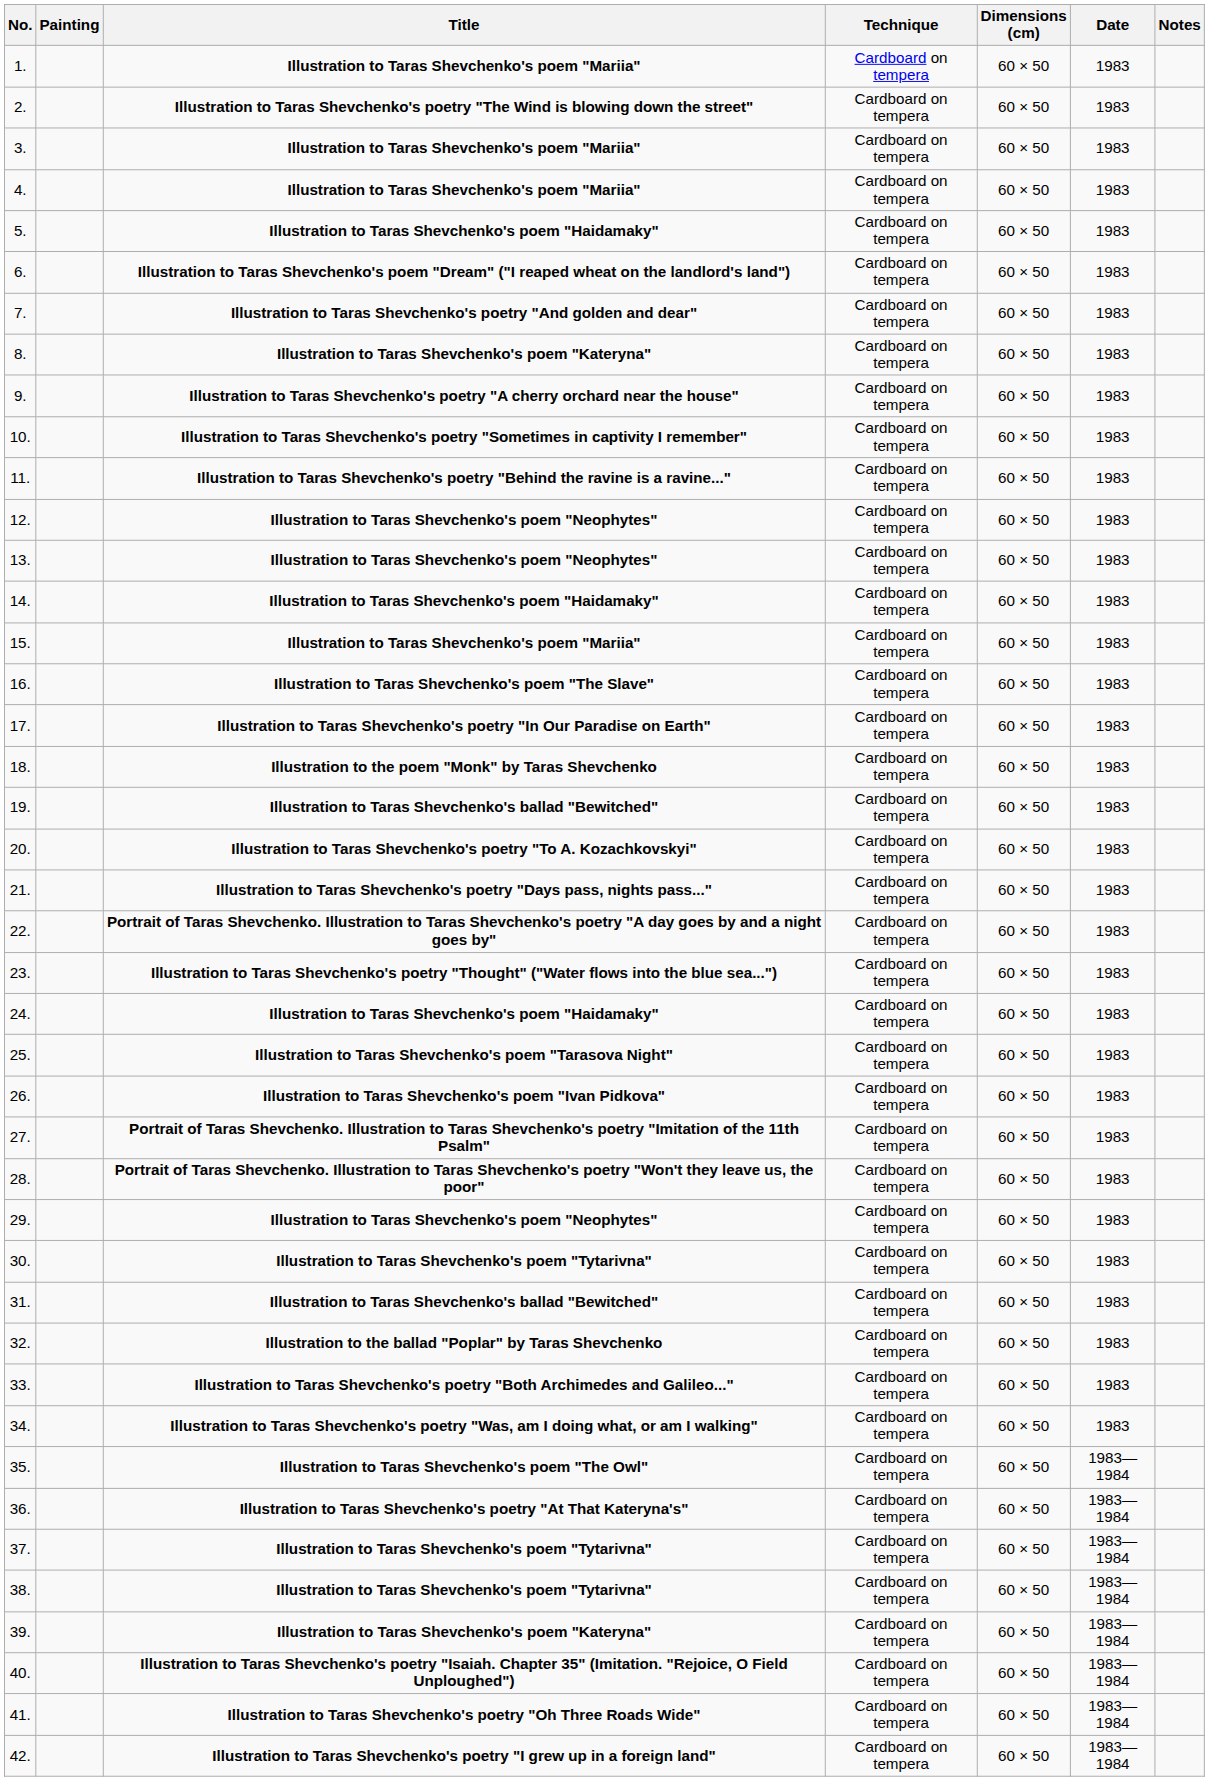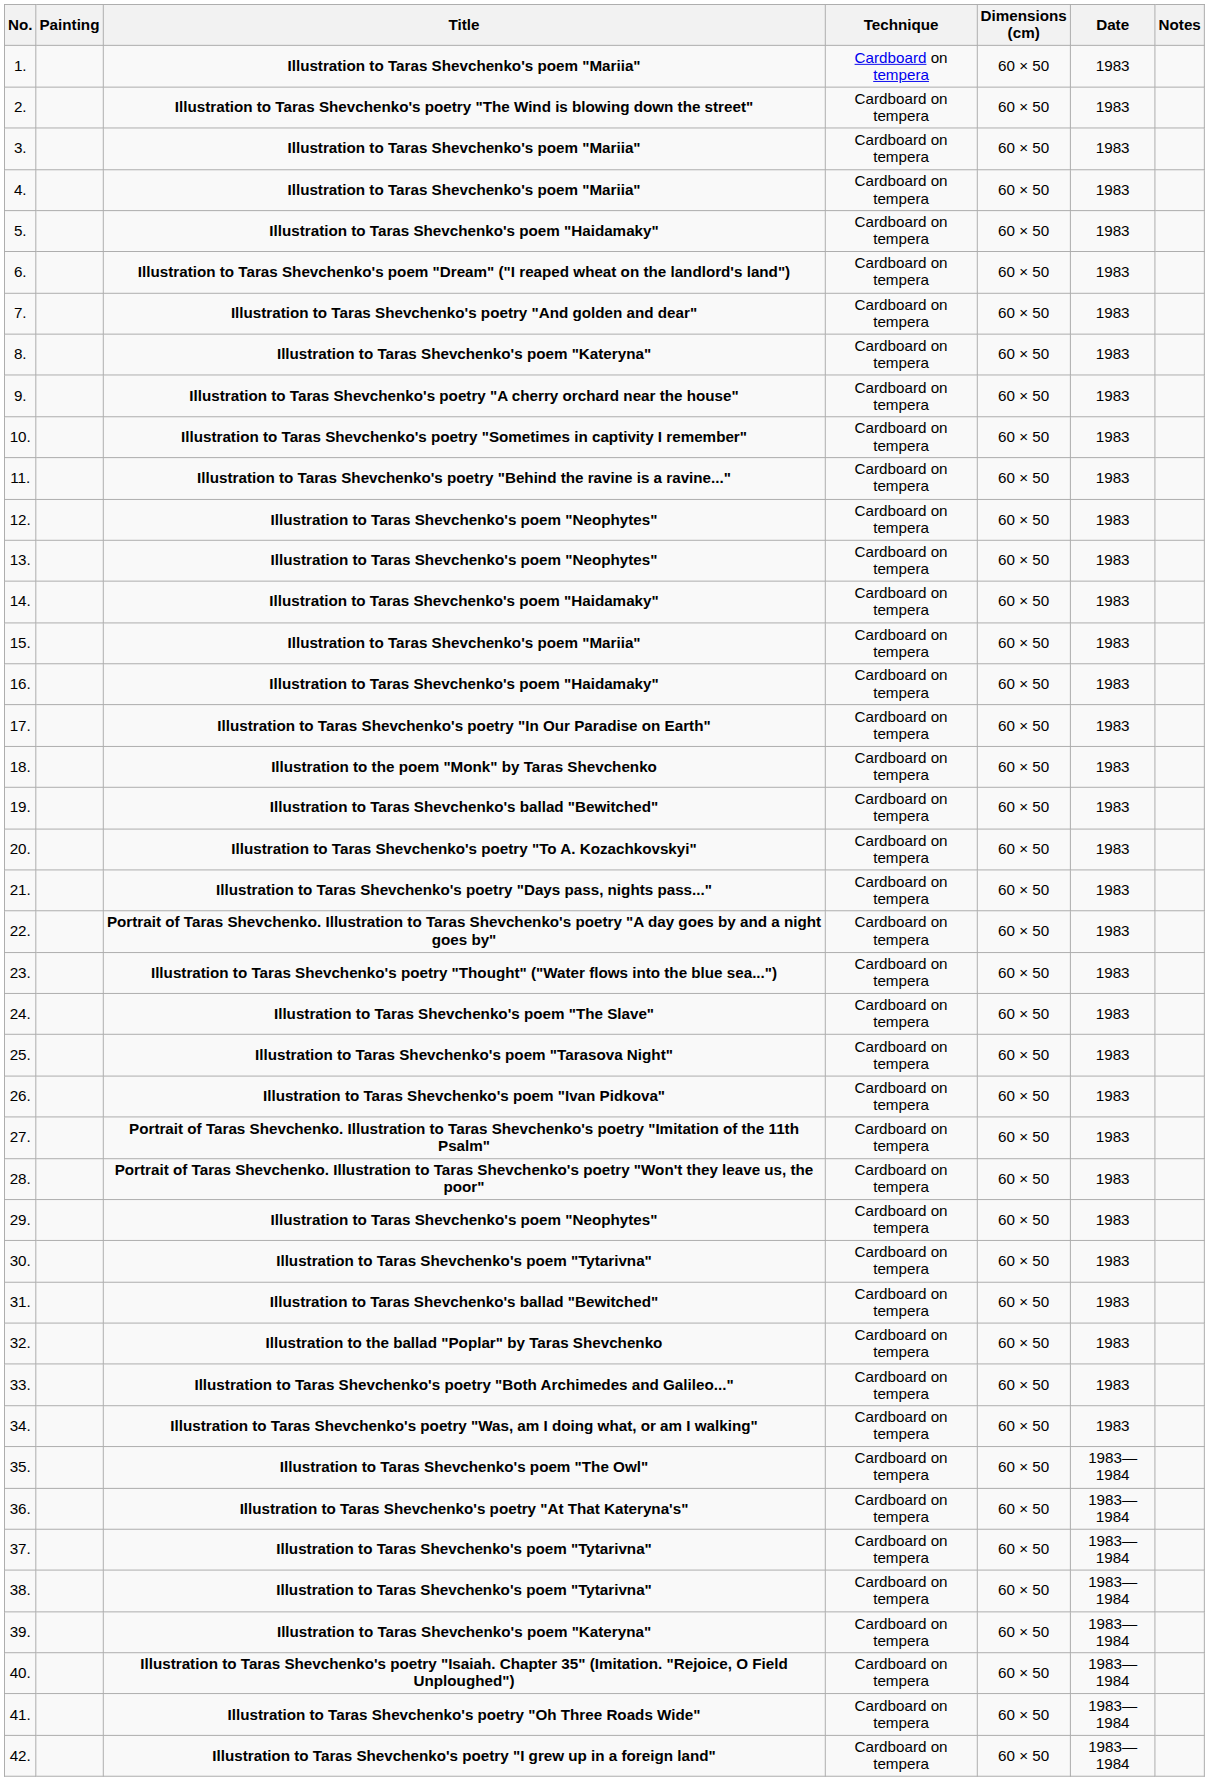(464, 684) Illustration to Taras Shevchenko's poem "The Slave" -> (464, 684) Illustration to Taras Shevchenko's poem "Haidamaky"
(464, 1014) Illustration to Taras Shevchenko's poem "Haidamaky" -> (464, 1014) Illustration to Taras Shevchenko's poem "The Slave"
